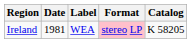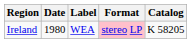(55, 30) 1981 -> (55, 30) 1980
